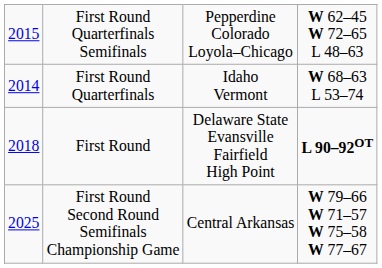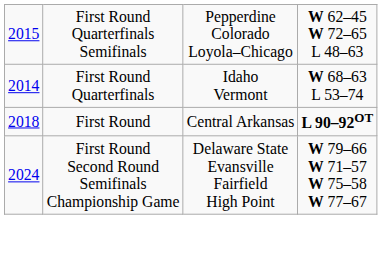(241, 146) Delaware State Evansville Fairfield High Point -> (241, 121) Central Arkansas
(24, 223) 2025 -> (24, 175) 2024
(241, 223) Central Arkansas -> (241, 175) Delaware State Evansville Fairfield High Point
